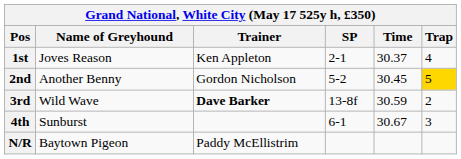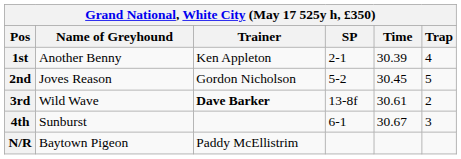(75, 57) Joves Reason -> (80, 57) Another Benny
(392, 57) 30.37 -> (392, 57) 30.39
(80, 79) Another Benny -> (75, 79) Joves Reason
(428, 79) gold background -> (428, 79) no background
(392, 100) 30.59 -> (392, 100) 30.61
